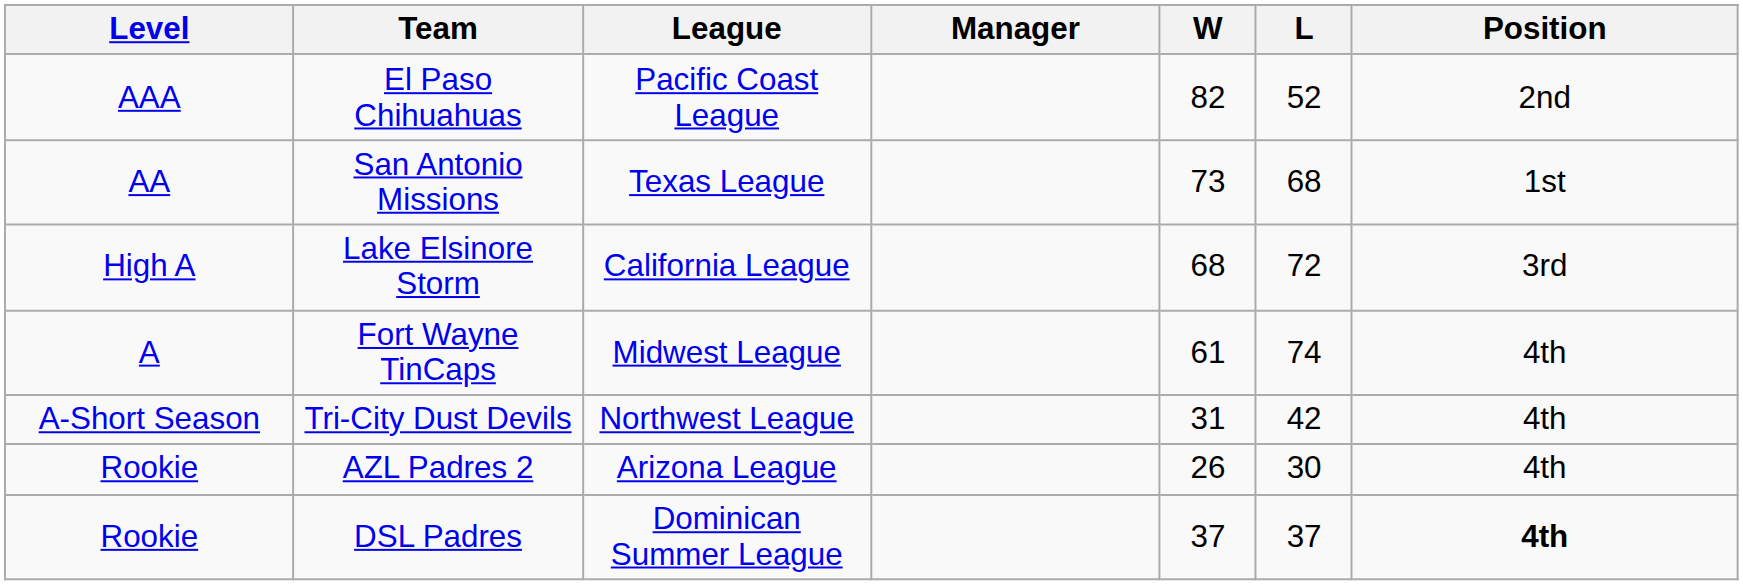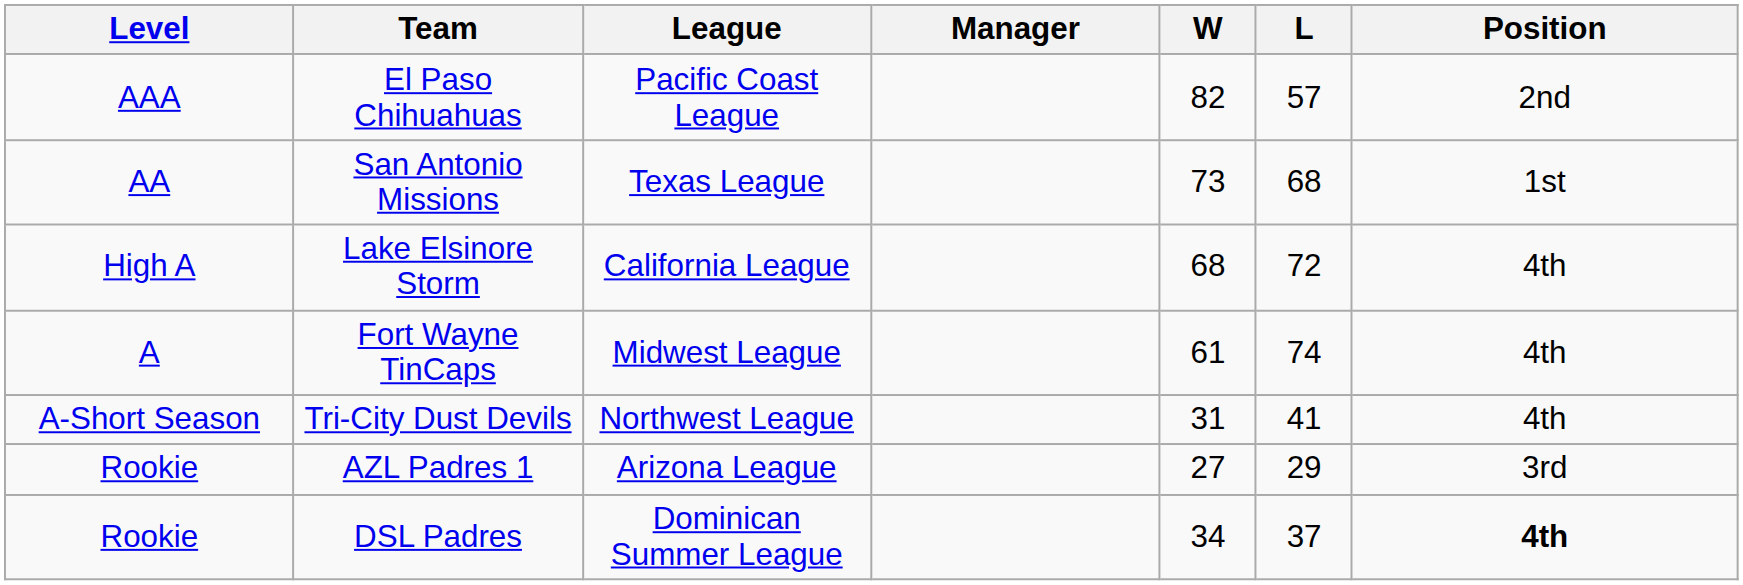(1304, 96) 52 -> (1304, 96) 57
(1545, 266) 3rd -> (1545, 266) 4th
(1304, 419) 42 -> (1304, 419) 41
+ row: (438, 468)
- row: (438, 468)
(1208, 536) 37 -> (1208, 536) 34
